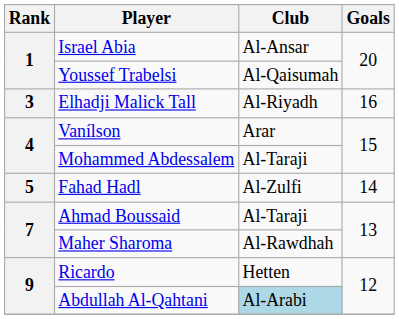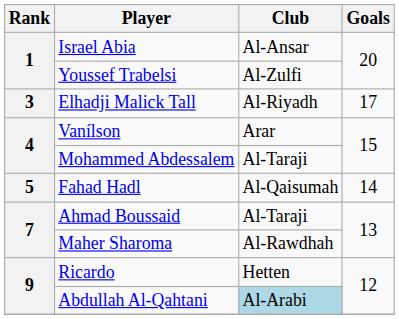(290, 74) Al-Qaisumah -> (272, 74) Al-Zulfi
(368, 103) 16 -> (368, 103) 17
(272, 187) Al-Zulfi -> (290, 187) Al-Qaisumah
